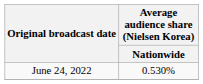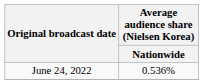(159, 71) 0.530% -> (159, 71) 0.536%
